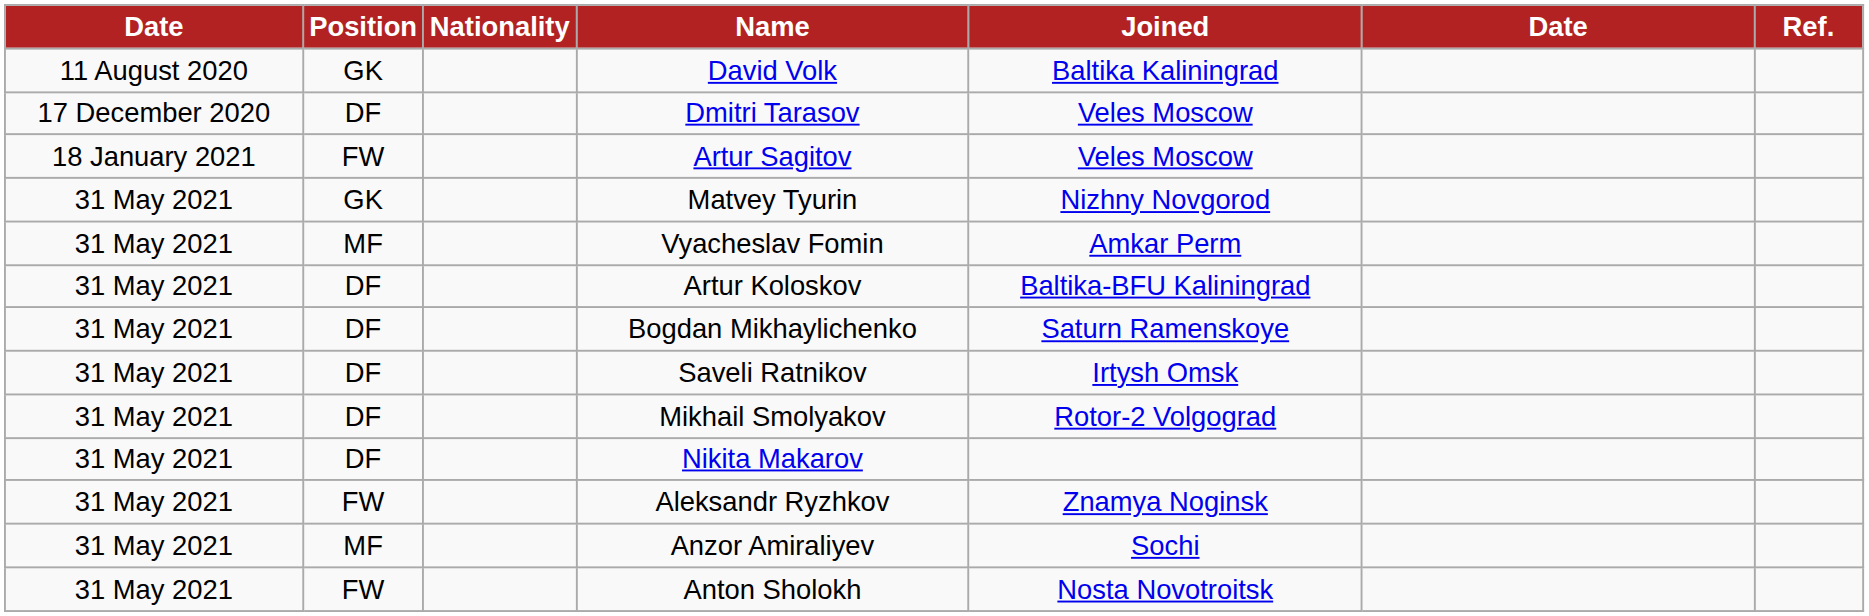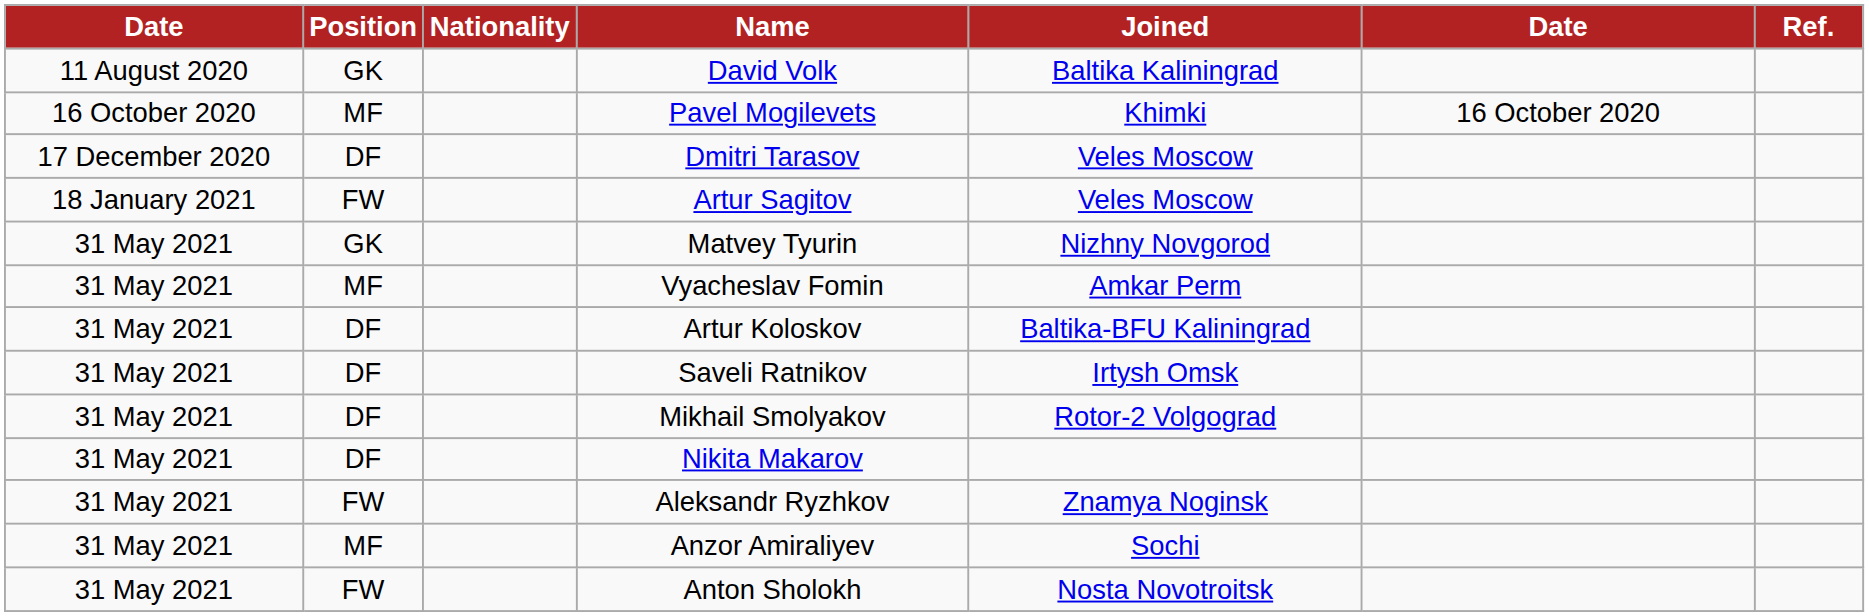+ row: (772, 113)
- row: (772, 330)
